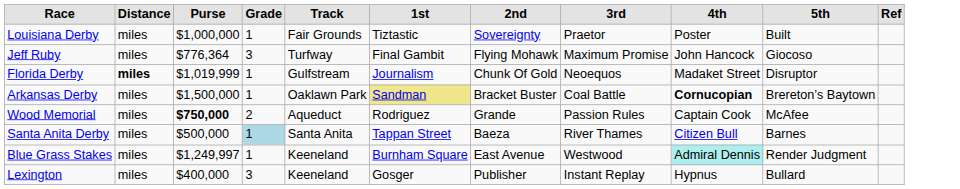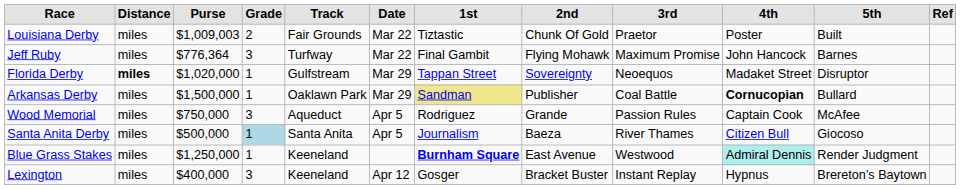+ column: (392, 14)
(208, 34) $1,000,000 -> (208, 34) $1,009,003
(249, 34) 1 -> (249, 34) 2
(507, 34) Sovereignty -> (567, 34) Chunk Of Gold
(789, 54) Giocoso -> (837, 54) Barnes
(208, 74) $1,019,999 -> (208, 74) $1,020,000
(403, 74) Journalism -> (457, 74) Tappan Street
(515, 74) Chunk Of Gold -> (559, 74) Sovereignty
(515, 94) Bracket Buster -> (551, 94) Publisher
(821, 94) Brereton’s Baytown -> (837, 94) Bullard
(203, 114) bold -> (203, 114) normal
(249, 114) 2 -> (249, 114) 3
(412, 134) Tappan Street -> (448, 134) Journalism
(786, 134) Barnes -> (840, 134) Giocoso
(208, 154) $1,249,997 -> (208, 154) $1,250,000
(420, 154) normal -> (468, 154) bold
(500, 174) Publisher -> (567, 174) Bracket Buster
(785, 174) Bullard -> (872, 174) Brereton’s Baytown
